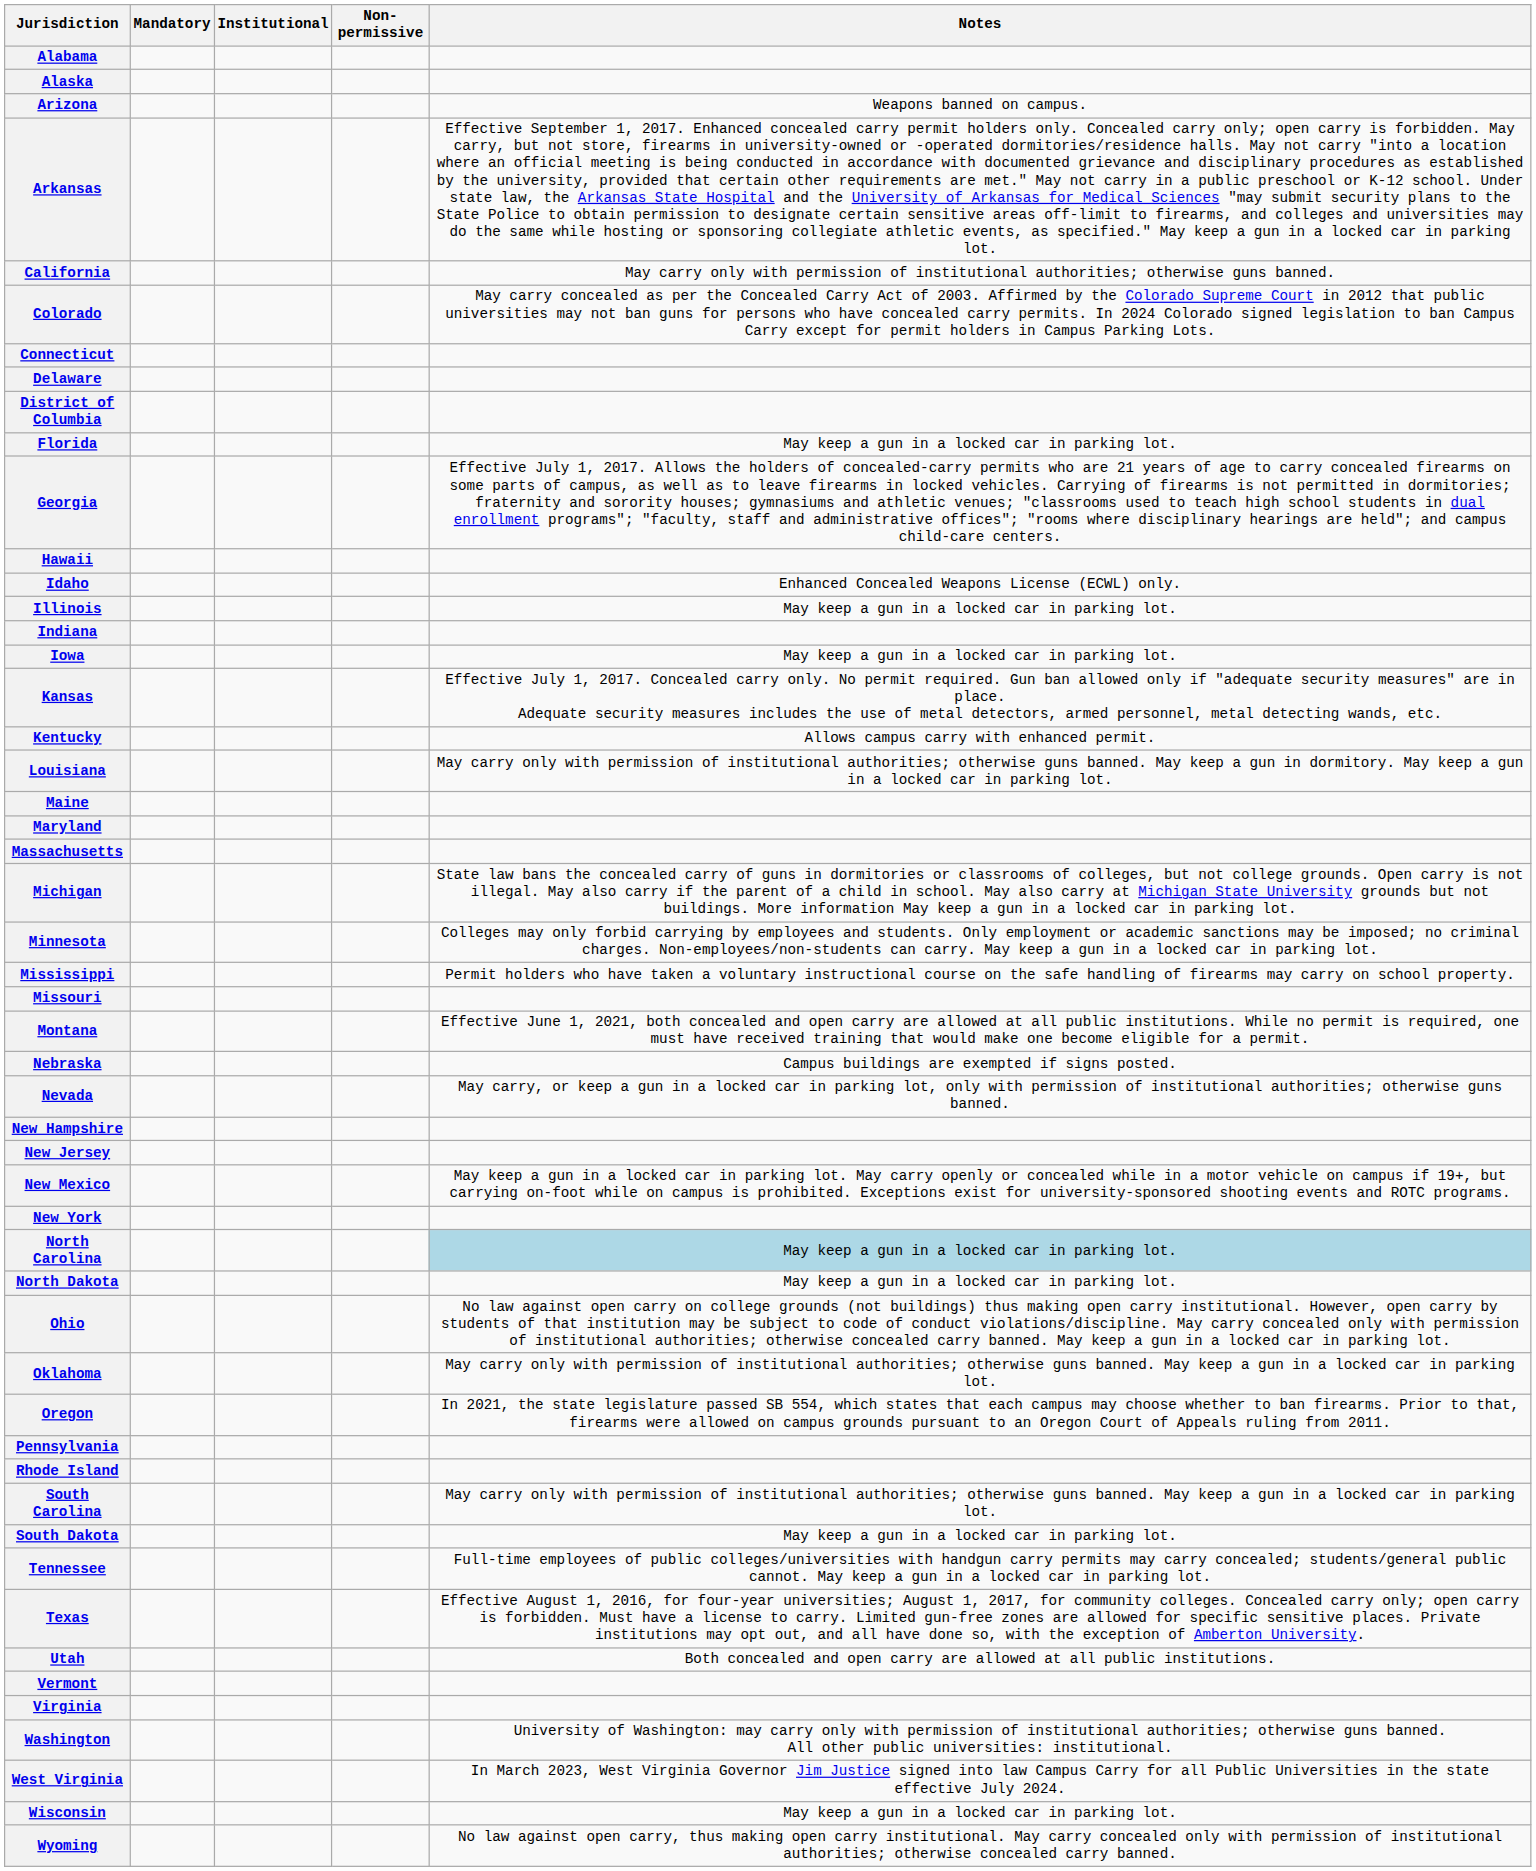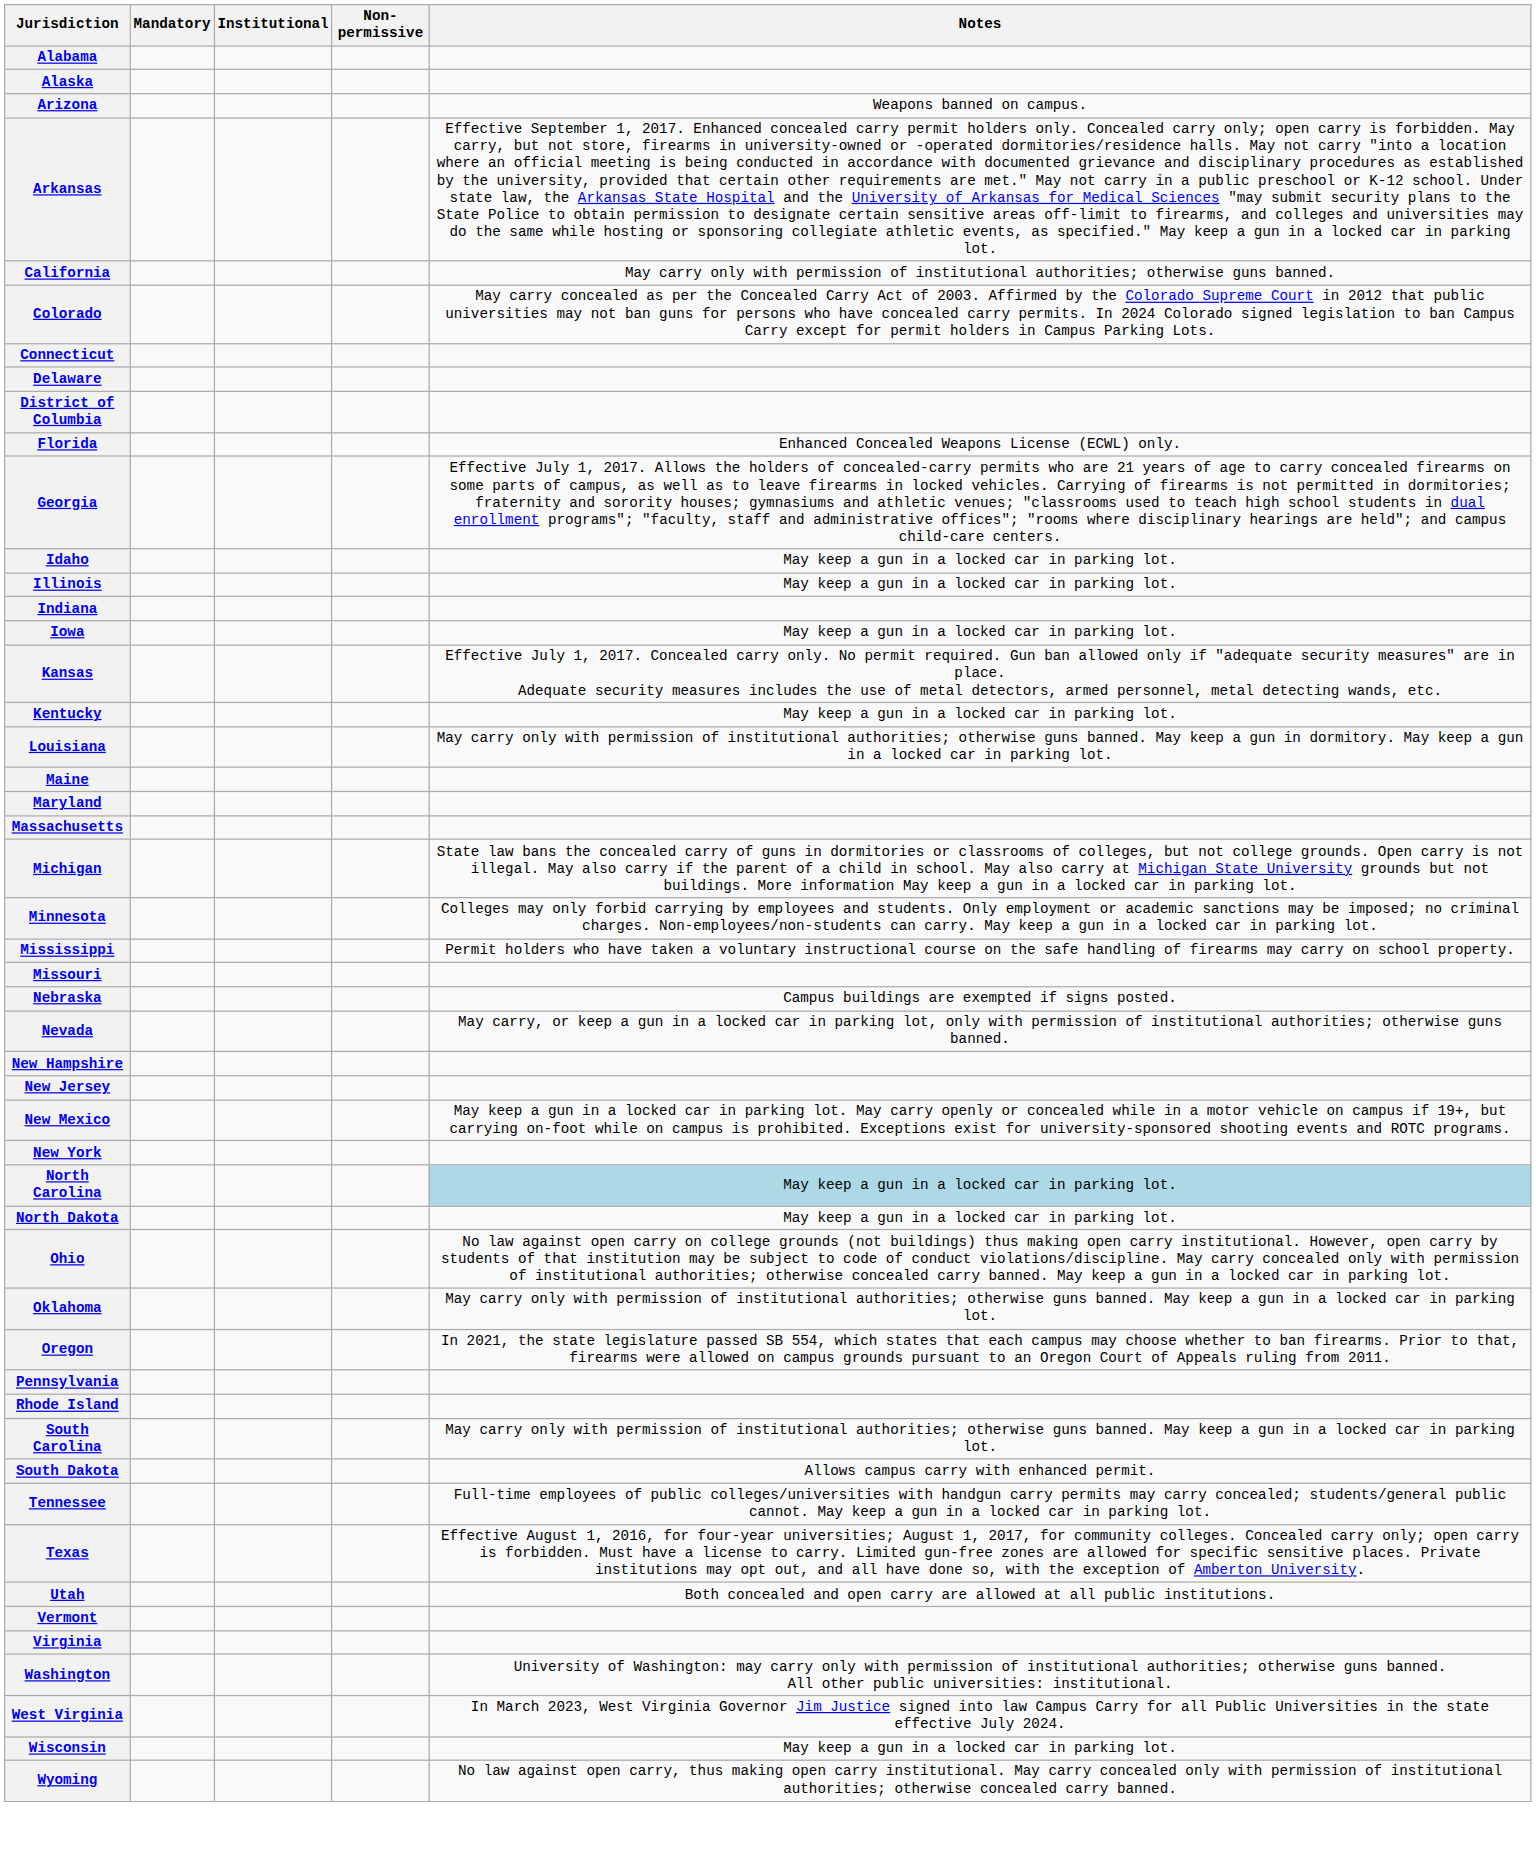(980, 444) May keep a gun in a locked car in parking lot. -> (980, 444) Enhanced Concealed Weapons License (ECWL) only.
- row: (67, 560)
(980, 584) Enhanced Concealed Weapons License (ECWL) only. -> (980, 560) May keep a gun in a locked car in parking lot.
(980, 738) Allows campus carry with enhanced permit. -> (980, 714) May keep a gun in a locked car in parking lot.
- row: (67, 1031)
(980, 1536) May keep a gun in a locked car in parking lot. -> (980, 1471) Allows campus carry with enhanced permit.
